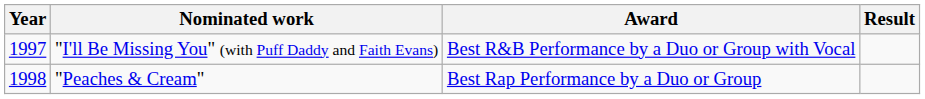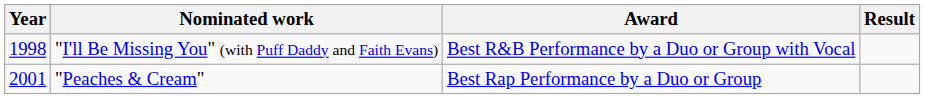(28, 49) 1997 -> (28, 49) 1998
(28, 78) 1998 -> (28, 78) 2001
